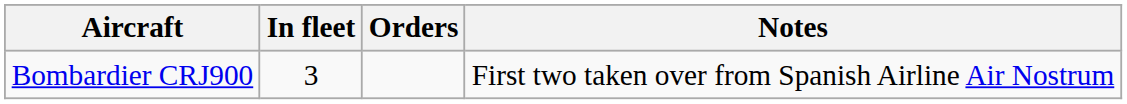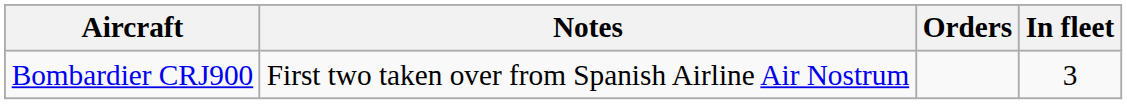columns swapped: (311, 27) <-> (793, 27)
